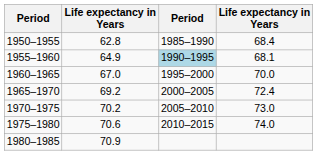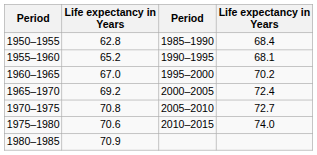(110, 58) 64.9 -> (110, 58) 65.2
(187, 58) lightblue background -> (187, 58) no background
(264, 74) 70.0 -> (264, 74) 70.2
(110, 108) 70.2 -> (110, 108) 70.8
(264, 108) 73.0 -> (264, 108) 72.7
